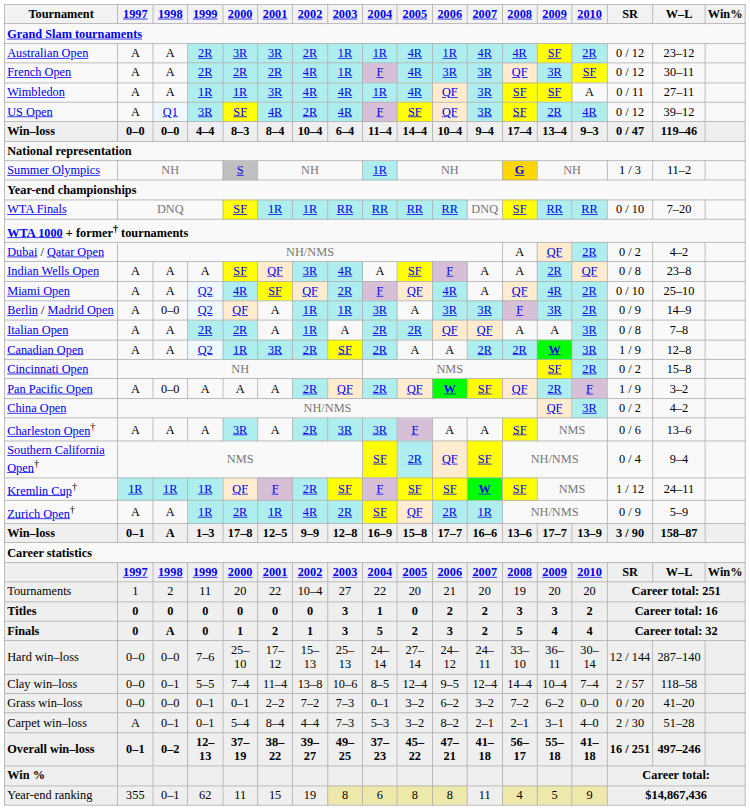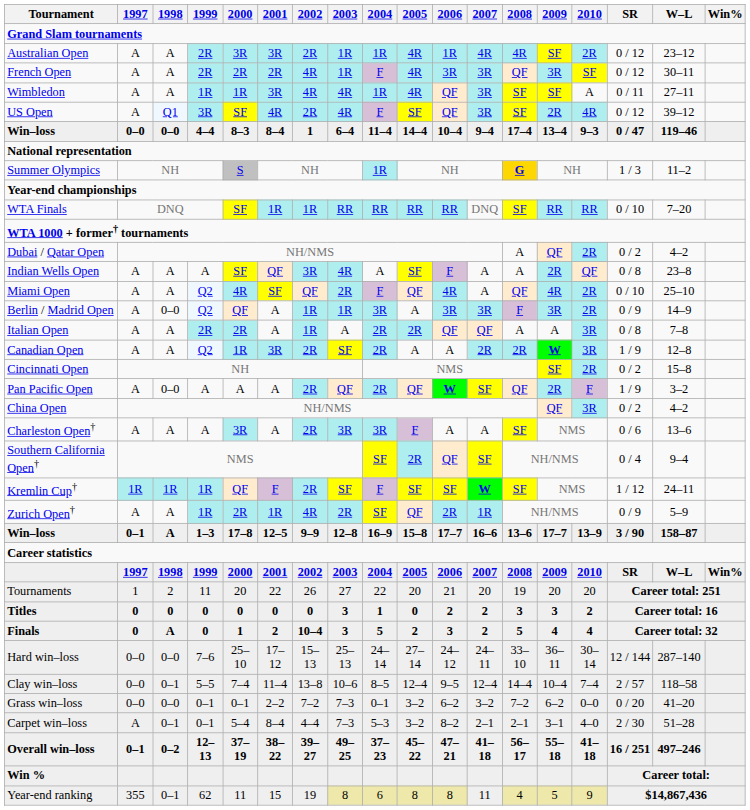(310, 131) 10–4 -> (310, 131) 1
(310, 591) 10–4 -> (310, 591) 26
(310, 630) 1 -> (310, 630) 10–4
